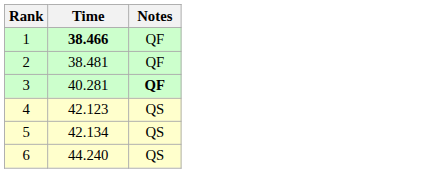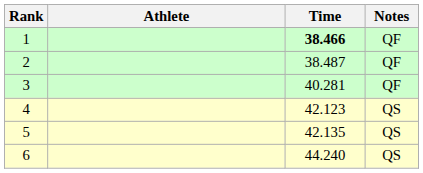+ column: (166, 16)
(88, 62) 38.481 -> (325, 62) 38.487
(155, 86) bold -> (392, 86) normal
(88, 132) 42.134 -> (325, 132) 42.135
